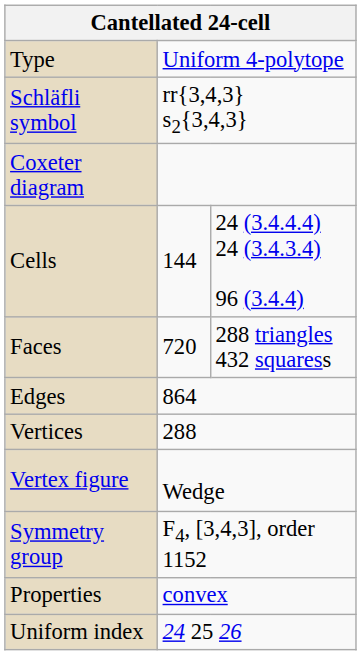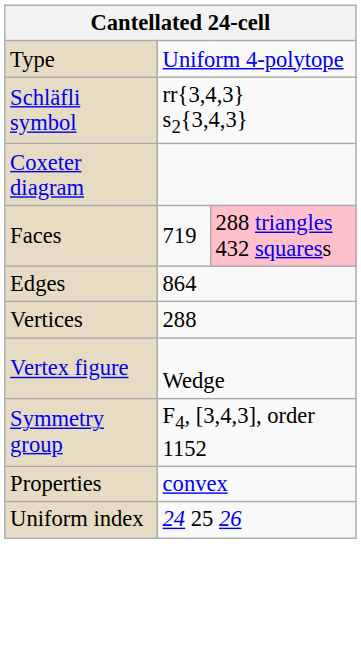- row: (33, 260)
(180, 347) 720 -> (180, 235) 719
(274, 347) no background -> (274, 235) pink background
